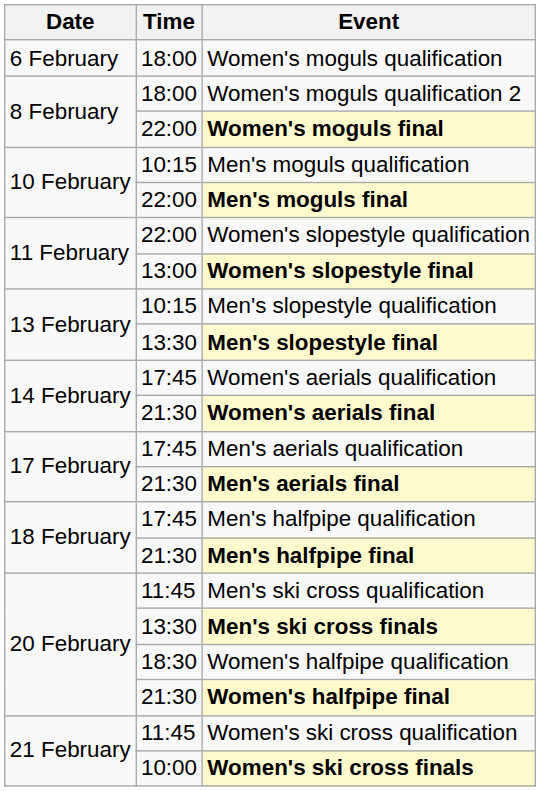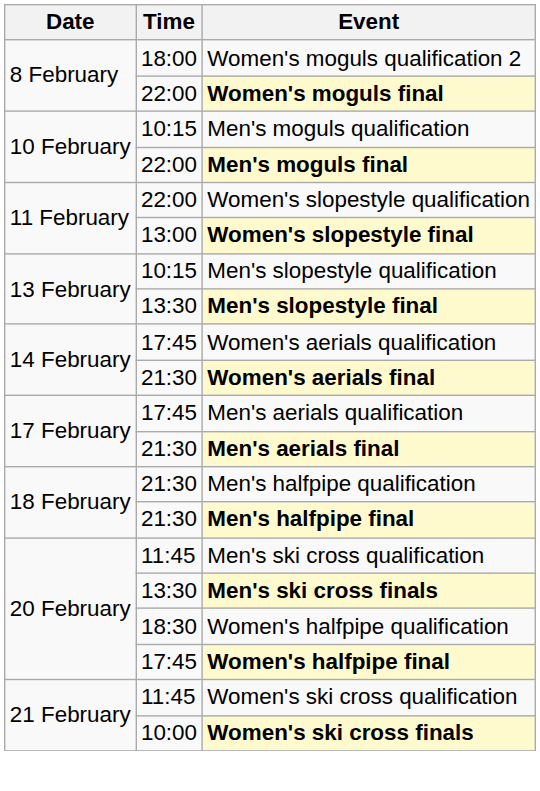- row: (355, 57)
(169, 519) 17:45 -> (169, 484) 21:30
(169, 697) 21:30 -> (169, 661) 17:45
